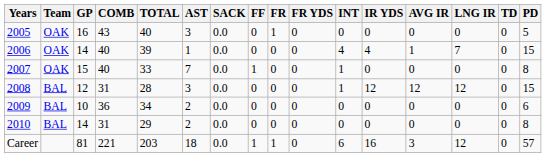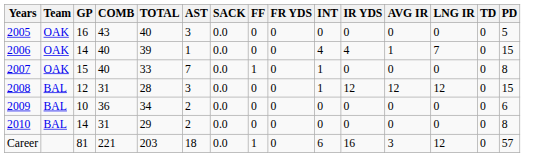- column: (278, 13)
